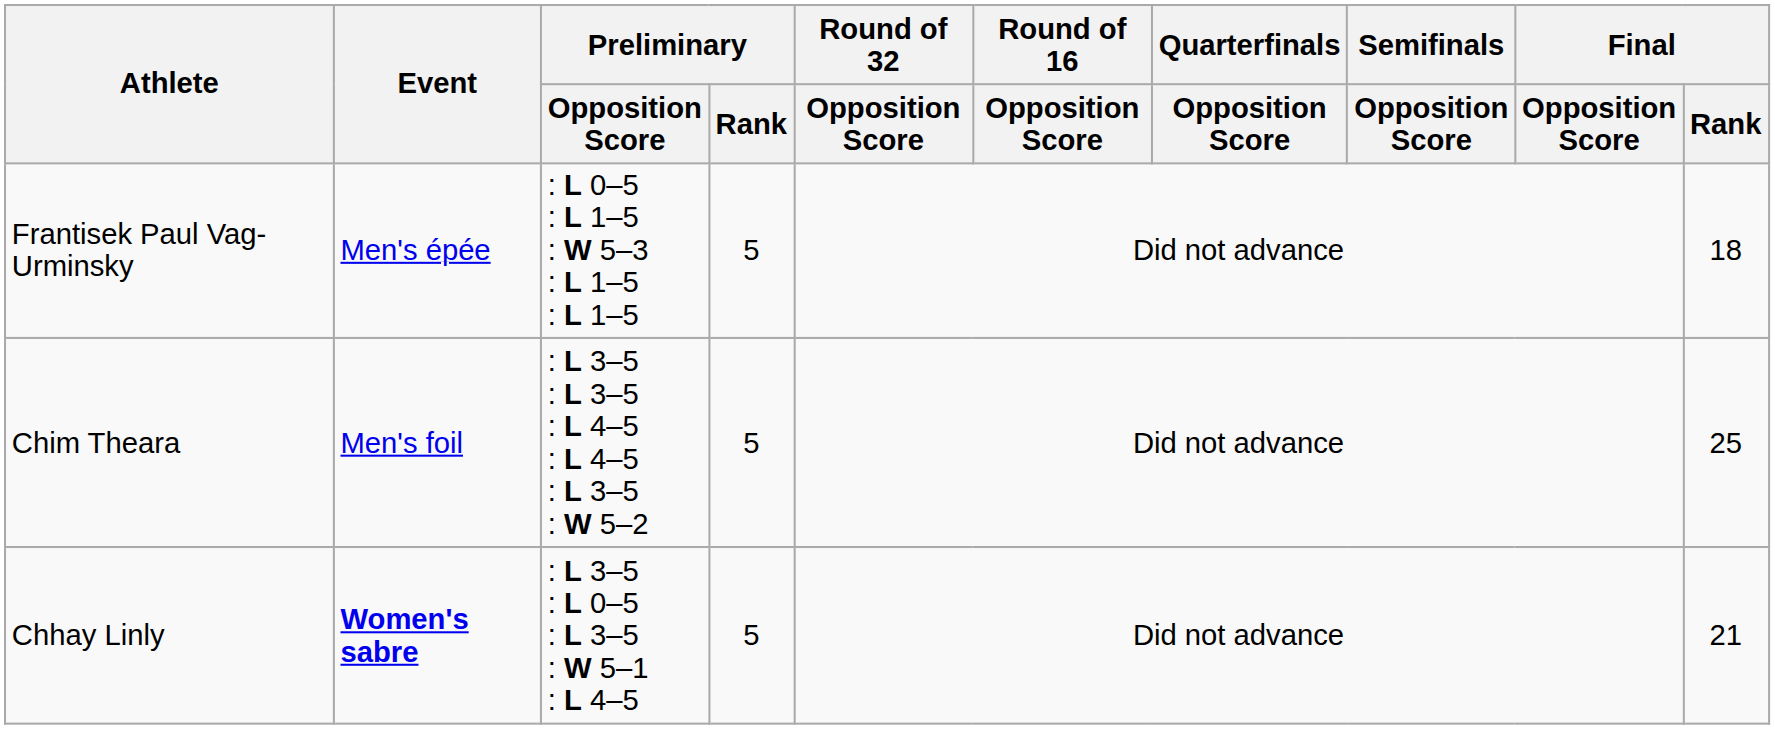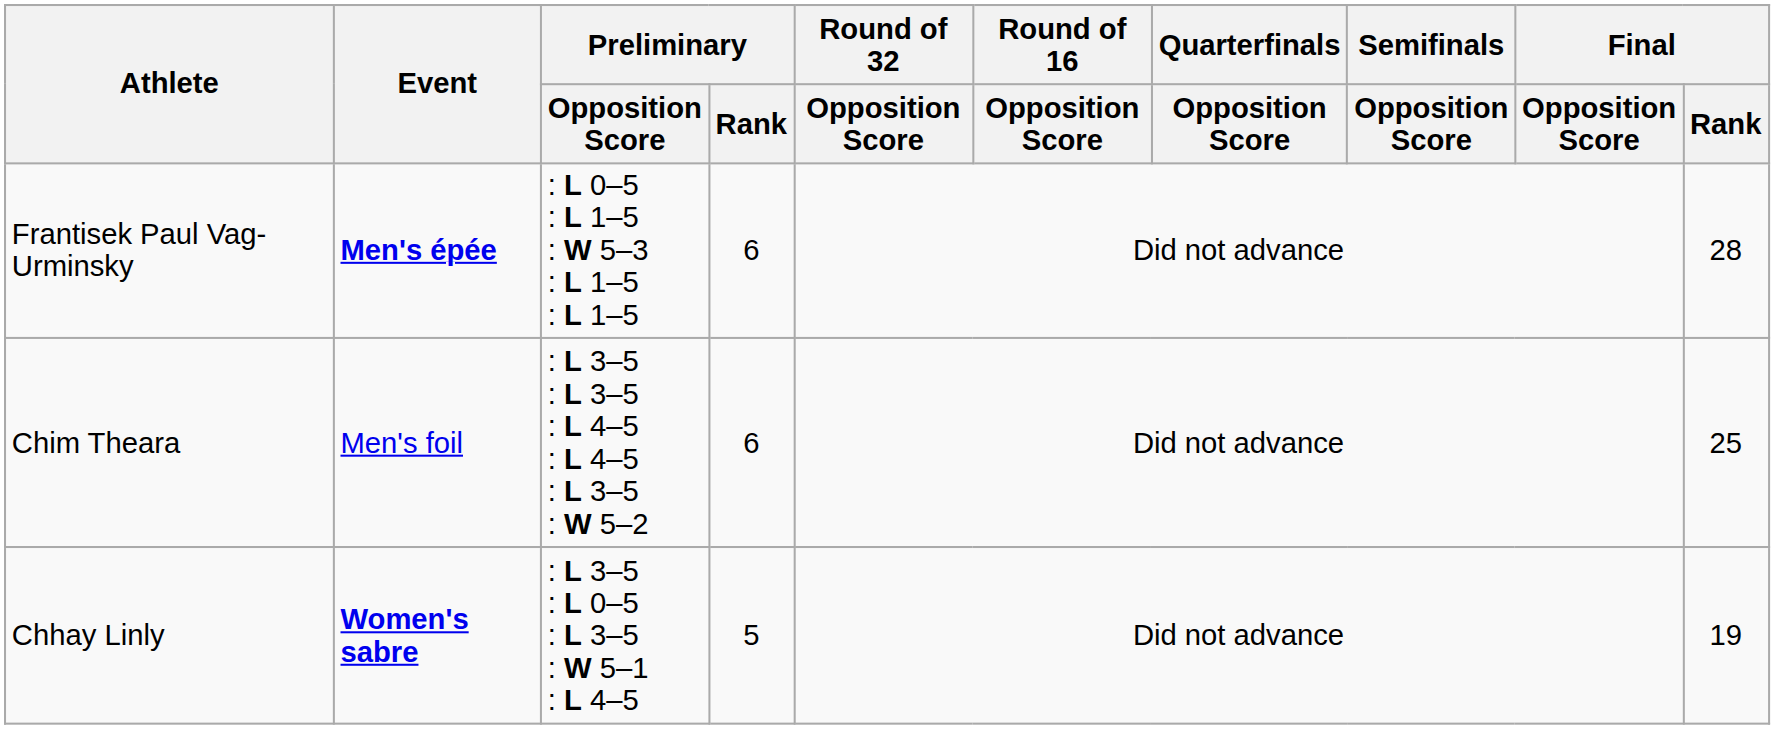(416, 251) normal -> (419, 251) bold
(751, 251) 5 -> (751, 251) 6
(1726, 251) 18 -> (1726, 251) 28
(751, 443) 5 -> (751, 443) 6
(1726, 635) 21 -> (1726, 635) 19
